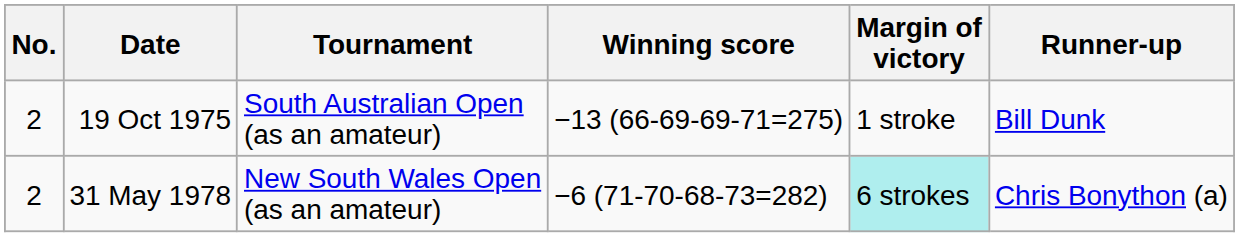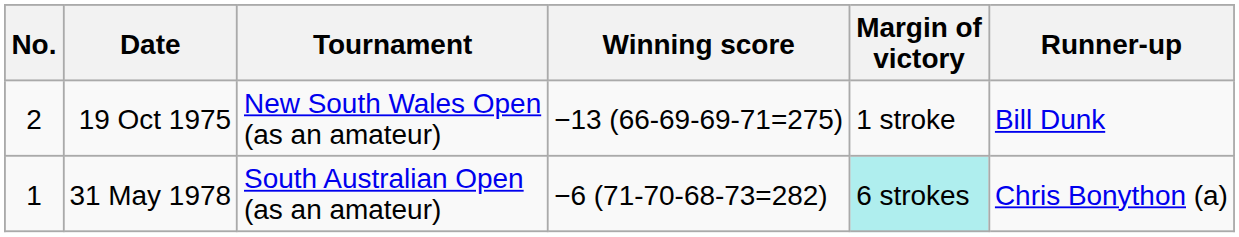(384, 118) South Australian Open (as an amateur) -> (393, 118) New South Wales Open (as an amateur)
(34, 194) 2 -> (34, 194) 1
(393, 194) New South Wales Open (as an amateur) -> (384, 194) South Australian Open (as an amateur)
